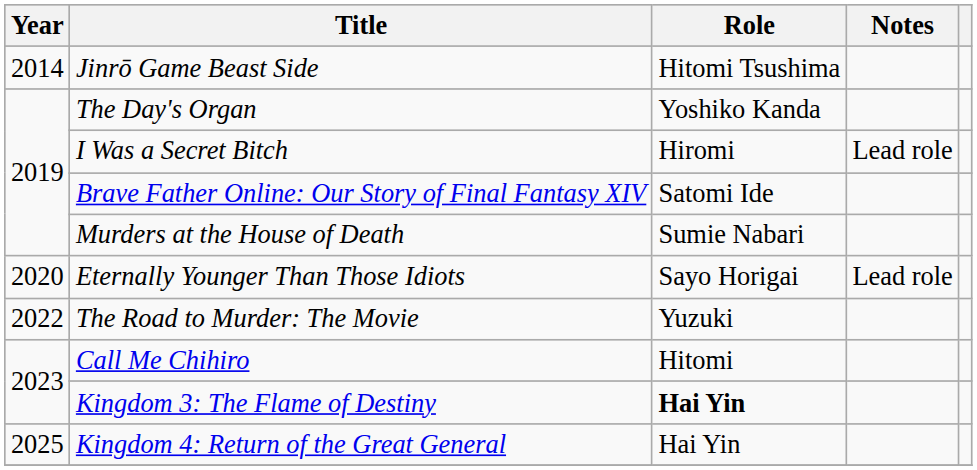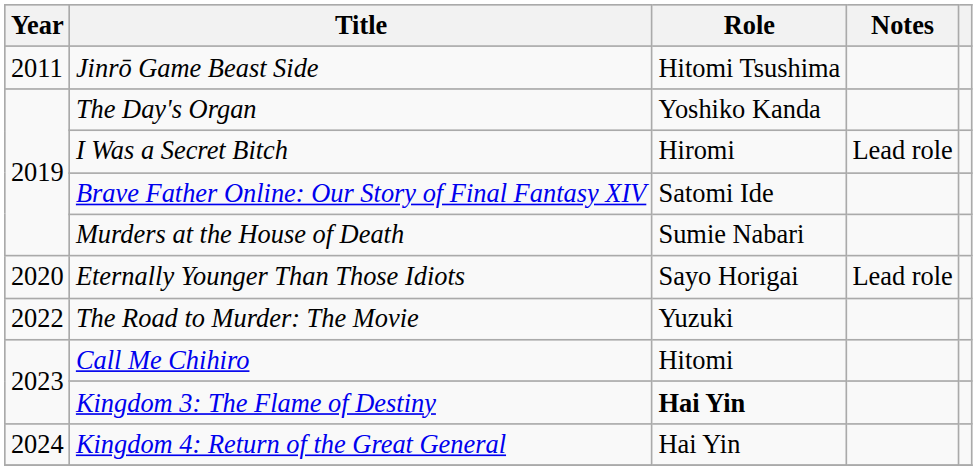(37, 67) 2014 -> (37, 67) 2011
(37, 444) 2025 -> (37, 444) 2024
